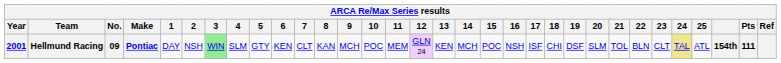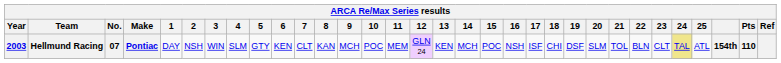(16, 46) 2001 -> (16, 46) 2003
(115, 46) 09 -> (115, 46) 07
(216, 46) lightgreen background -> (216, 46) no background
(748, 46) 111 -> (749, 46) 110
